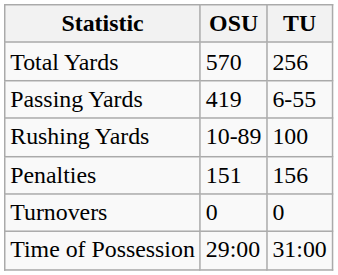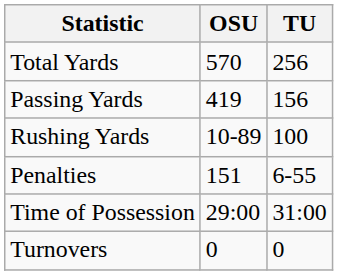(294, 99) 6-55 -> (290, 99) 156
(290, 174) 156 -> (294, 174) 6-55
rows swapped: (59, 212) <-> (103, 250)
